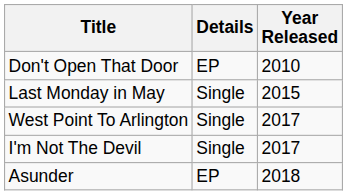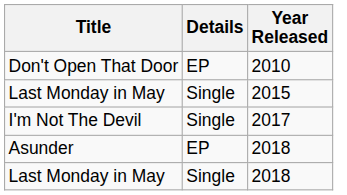- row: (98, 120)
+ row: (87, 176)
